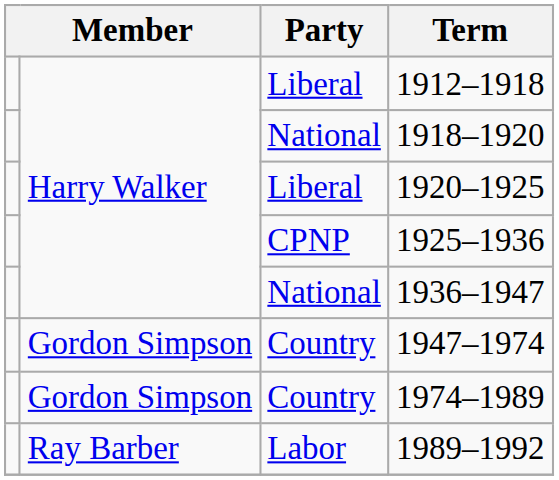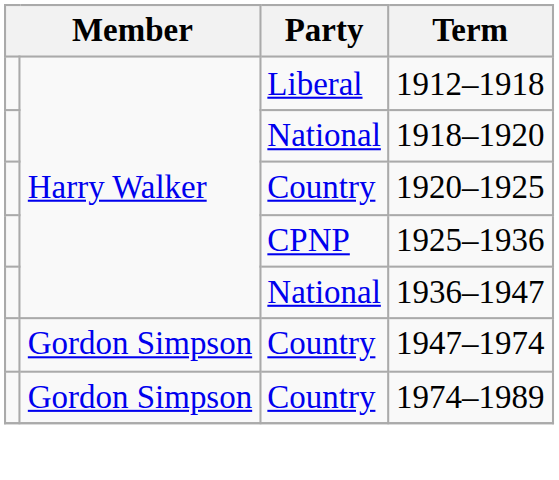(315, 187) Liberal -> (321, 187) Country
- row: (470, 448)
